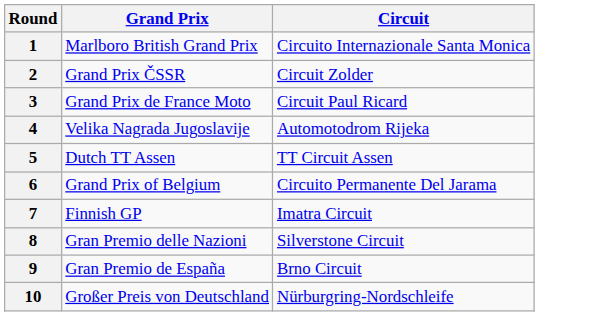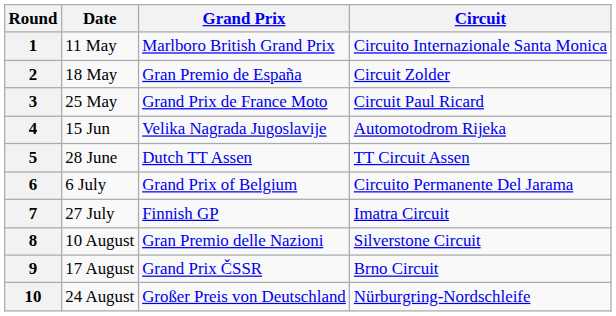+ column: (100, 18)
(125, 73) Grand Prix ČSSR -> (222, 73) Gran Premio de España
(145, 268) Gran Premio de España -> (202, 268) Grand Prix ČSSR
